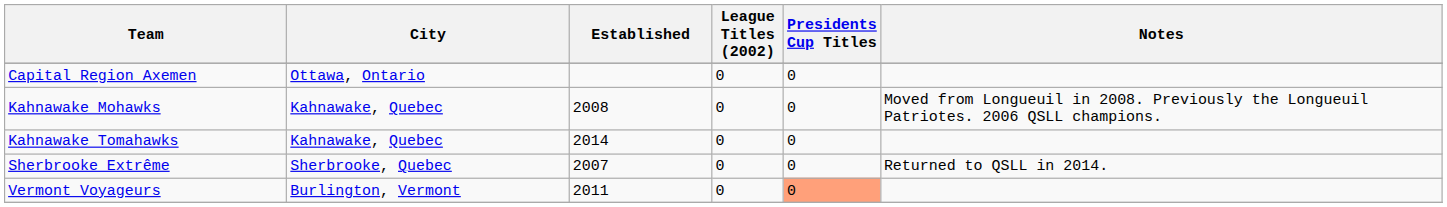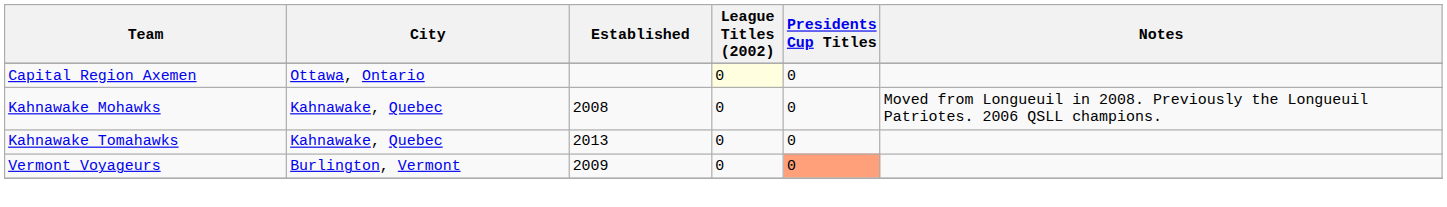(720, 76) no background -> (720, 76) lightyellow background
(591, 142) 2014 -> (591, 142) 2013
- row: (89, 166)
(591, 190) 2011 -> (591, 166) 2009
